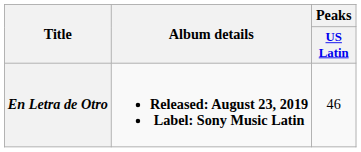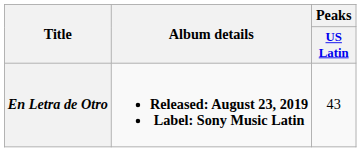(334, 104) 46 -> (334, 104) 43
